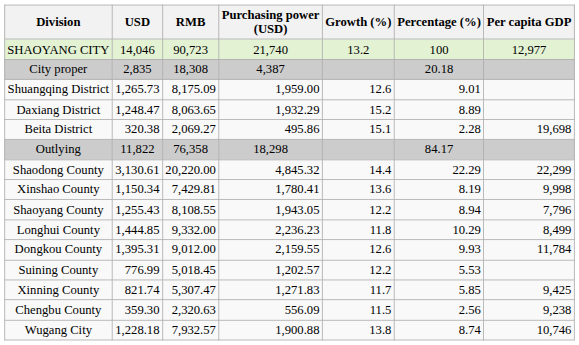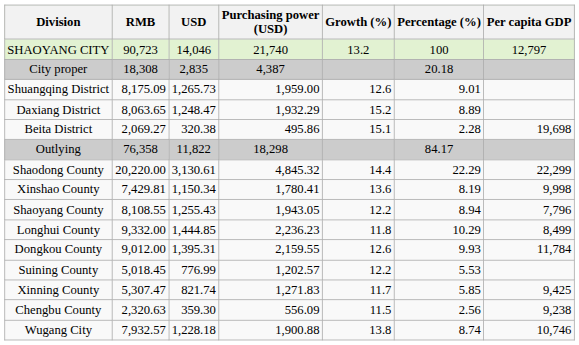columns swapped: (191, 22) <-> (137, 22)
(529, 49) 12,977 -> (529, 49) 12,797
